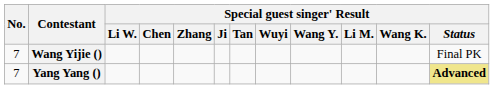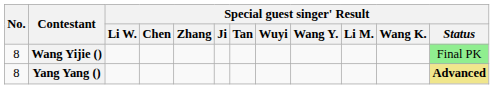(16, 53) 7 -> (16, 53) 8
(459, 53) no background -> (459, 53) lightgreen background
(16, 73) 7 -> (16, 73) 8
